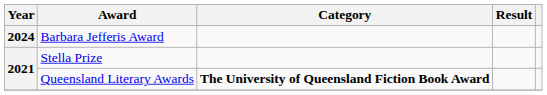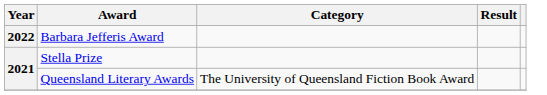(21, 36) 2024 -> (21, 36) 2022
(345, 79) bold -> (337, 79) normal
